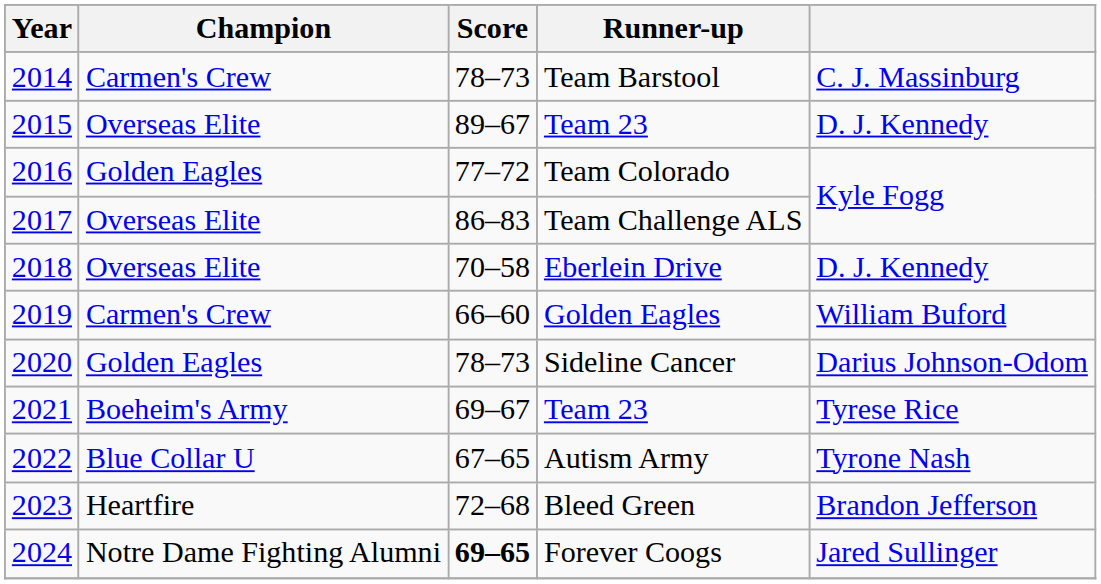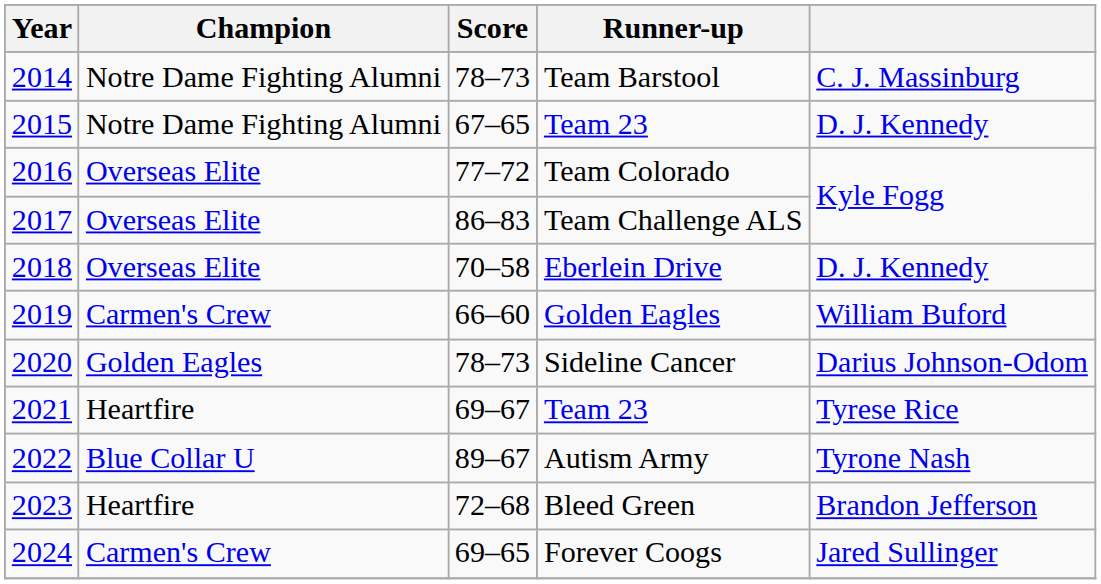(178, 76) Carmen's Crew -> (263, 76) Notre Dame Fighting Alumni
(173, 123) Overseas Elite -> (263, 123) Notre Dame Fighting Alumni
(492, 123) 89–67 -> (492, 123) 67–65
(174, 171) Golden Eagles -> (173, 171) Overseas Elite
(187, 409) Boeheim's Army -> (140, 409) Heartfire
(492, 457) 67–65 -> (492, 457) 89–67
(263, 553) Notre Dame Fighting Alumni -> (178, 553) Carmen's Crew
(492, 553) bold -> (492, 553) normal
